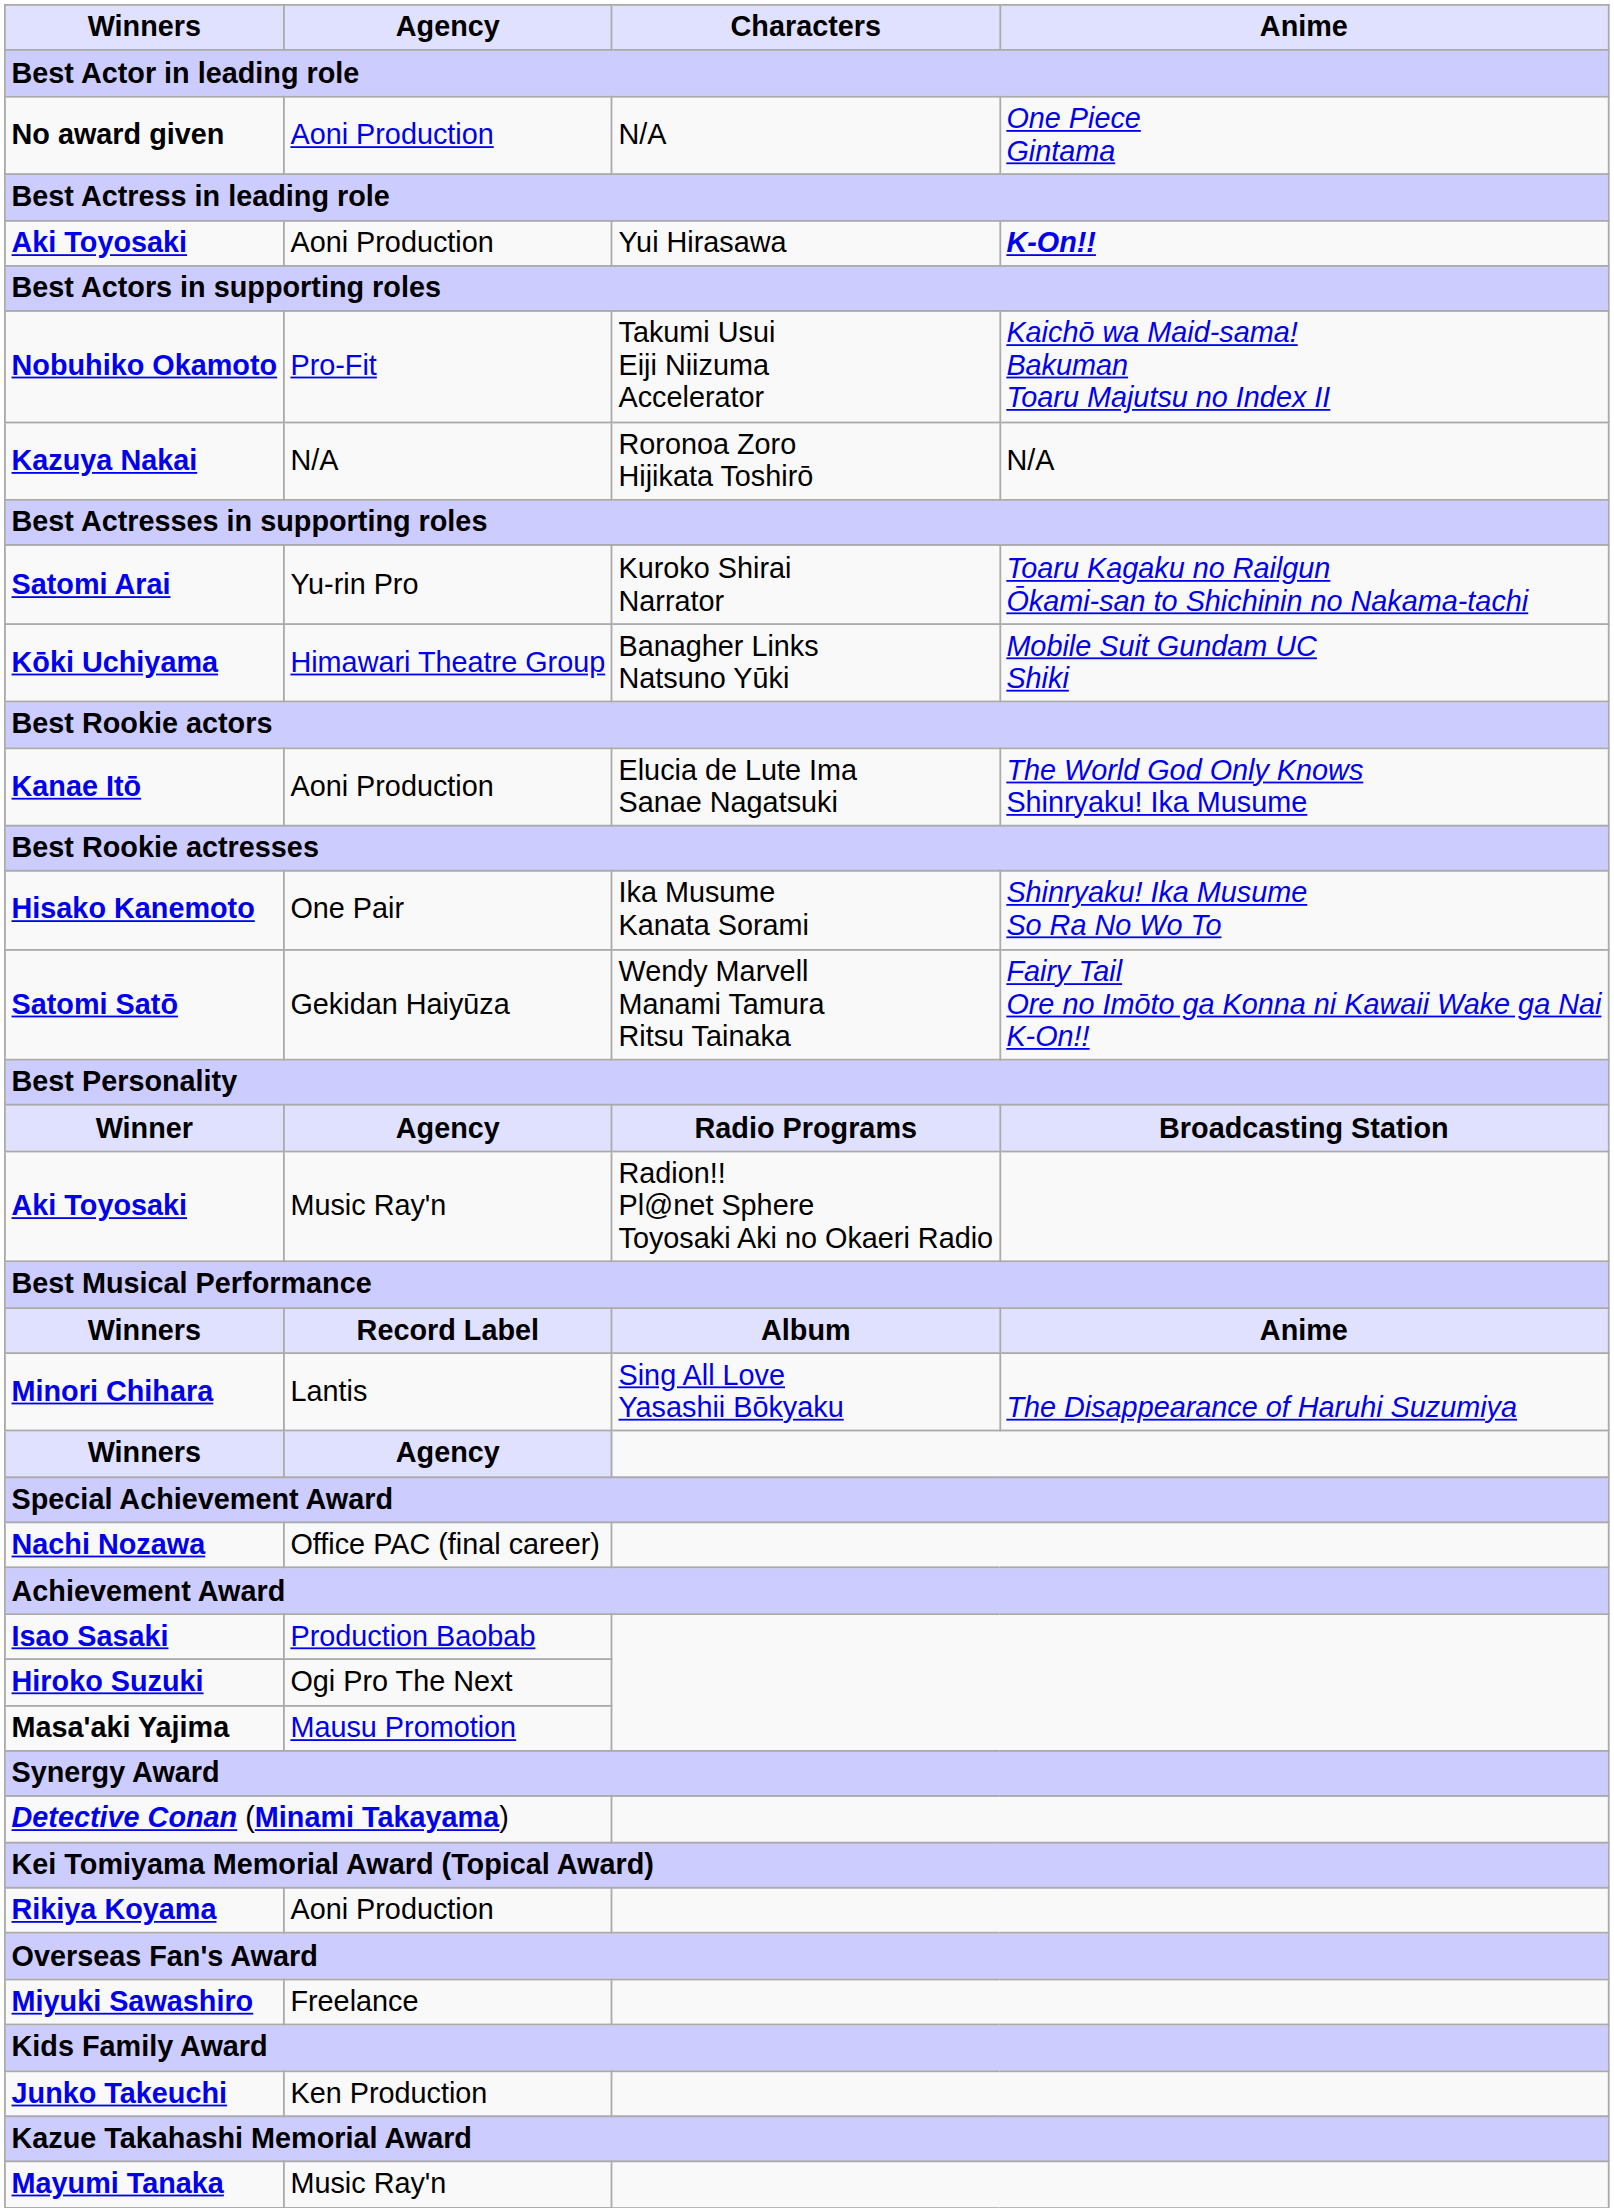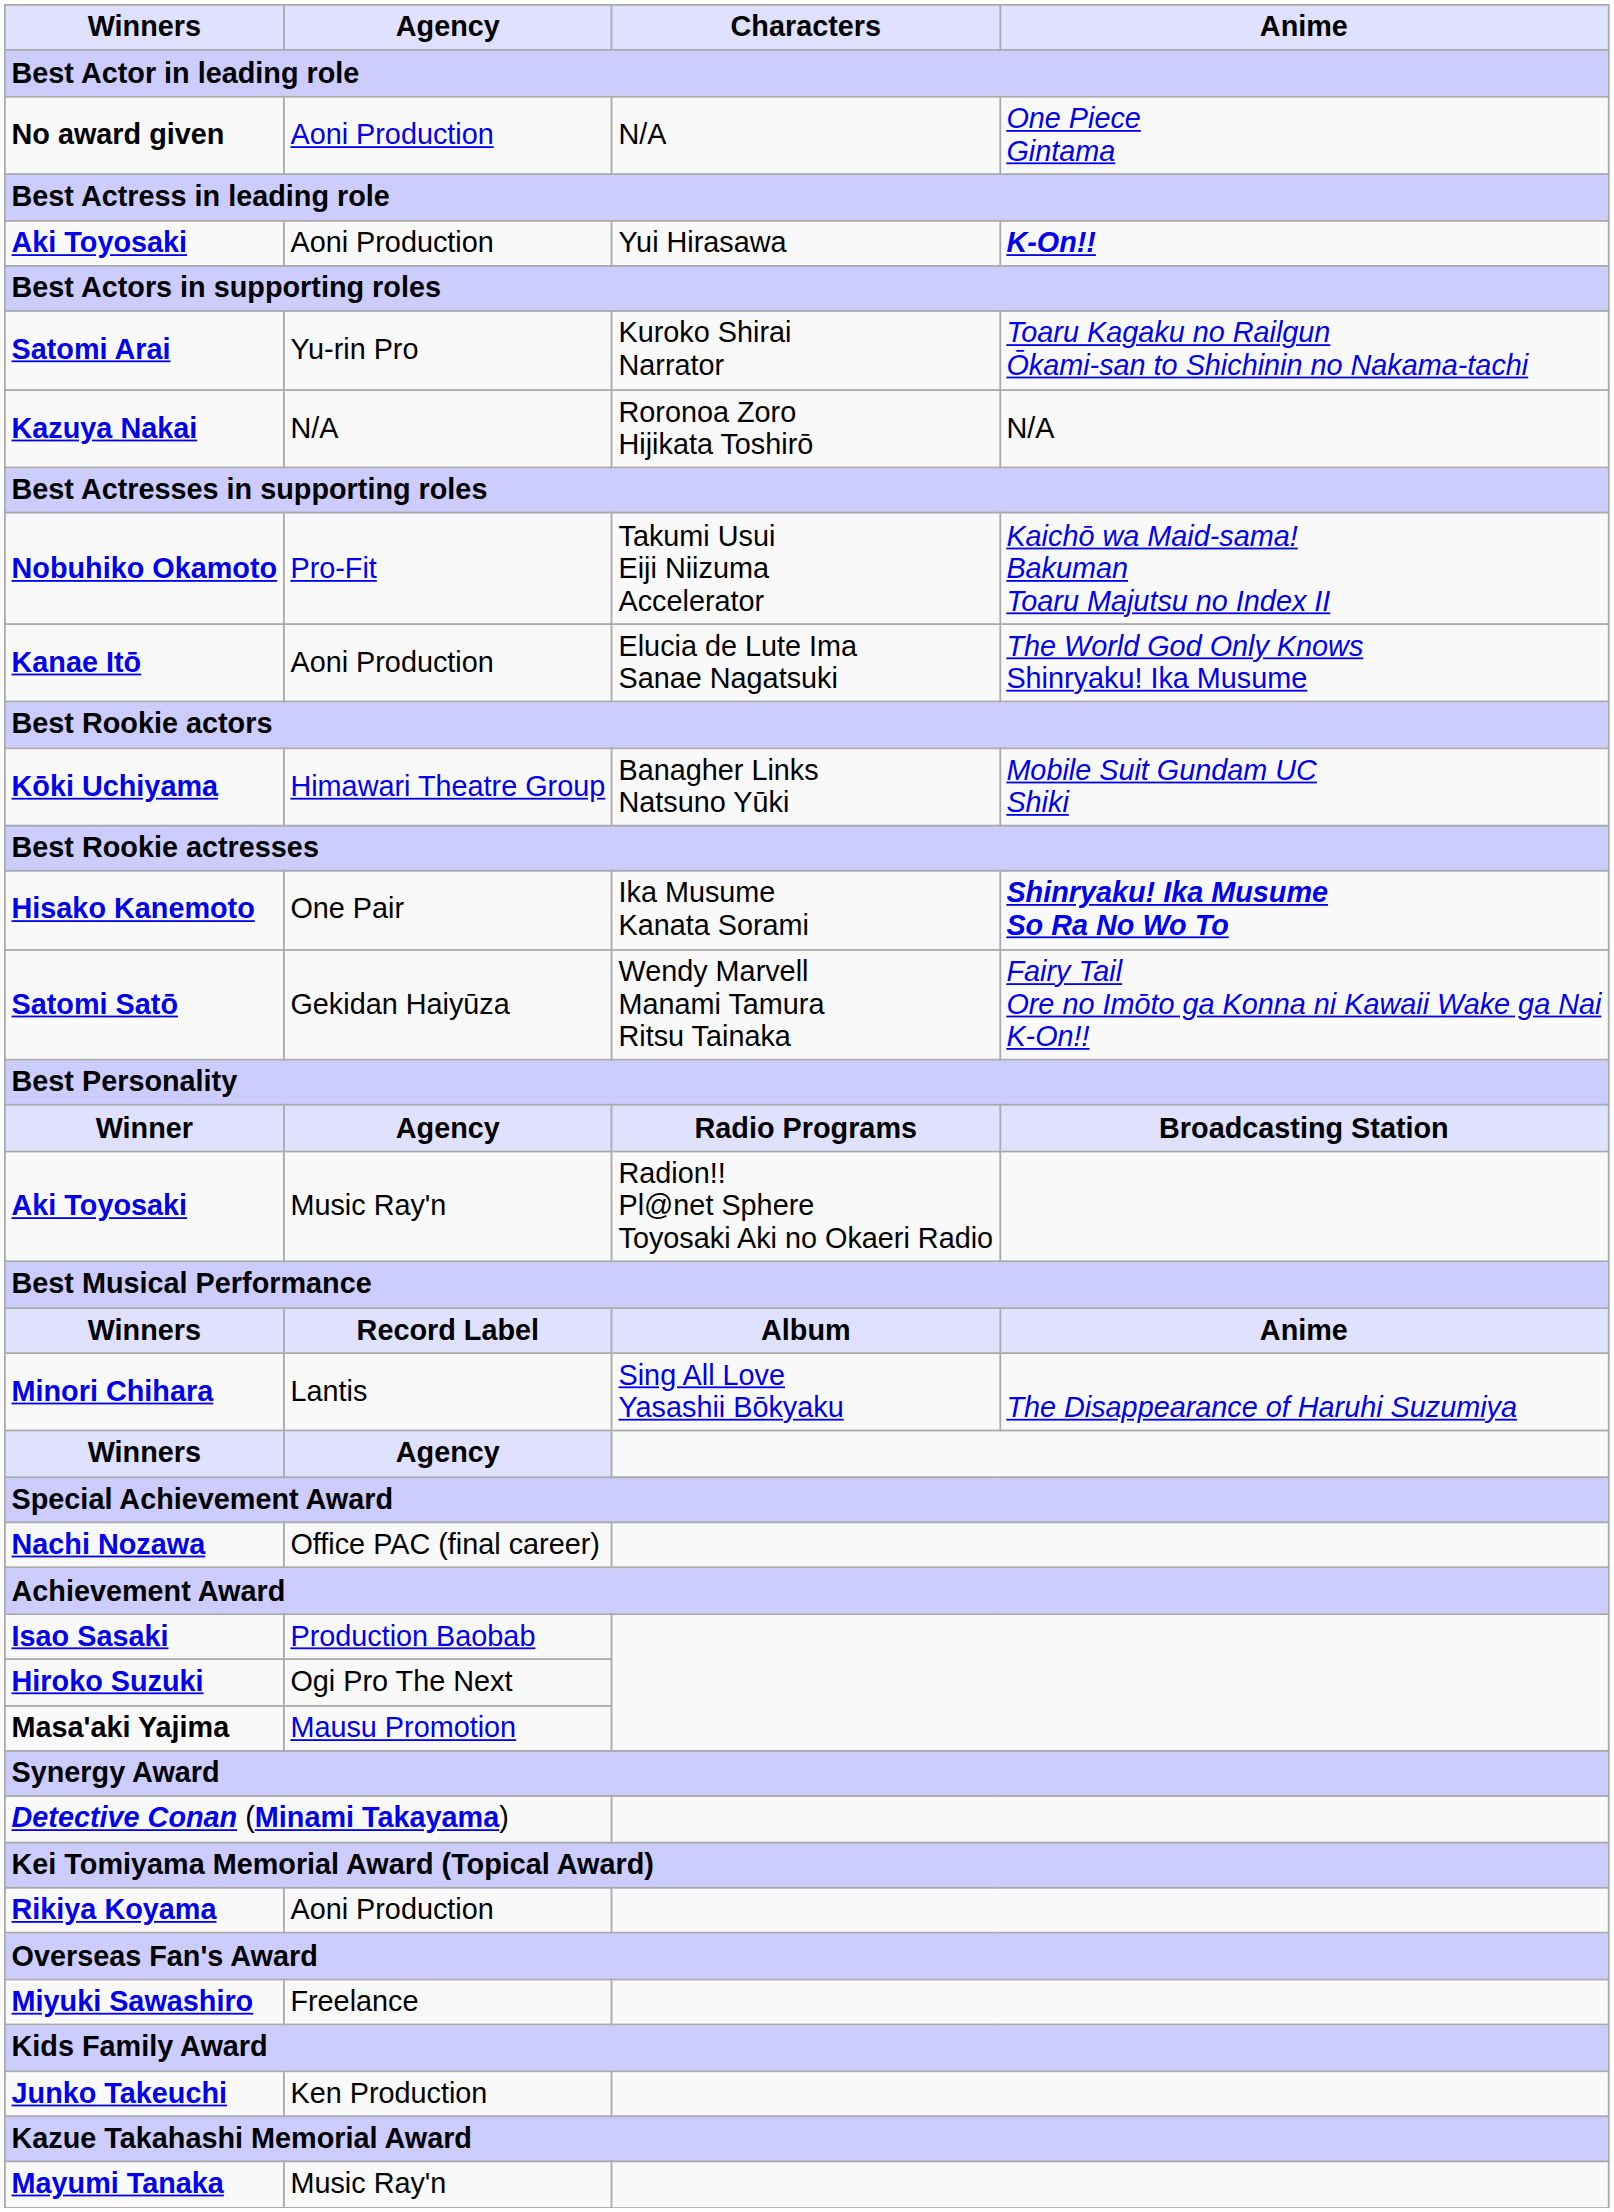rows swapped: (144, 366) <-> (91, 584)
rows swapped: (76, 786) <-> (115, 662)
(1157, 909) normal -> (1167, 909) bold
